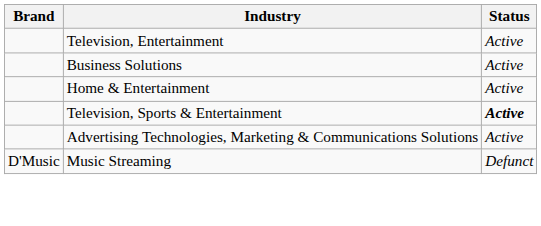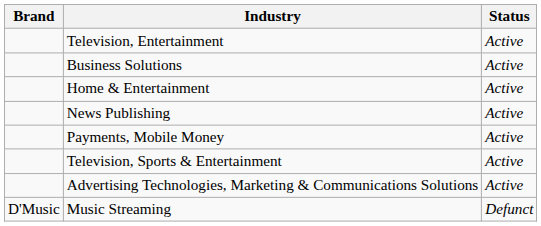+ row: (118, 112)
+ row: (145, 137)
(505, 112) bold -> (504, 161) normal
